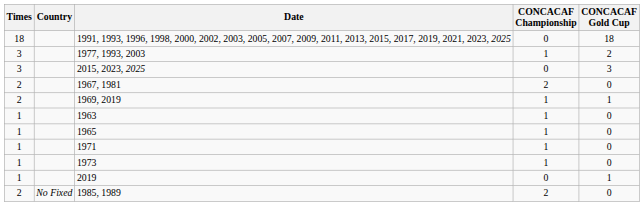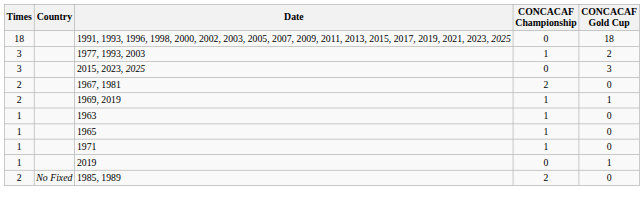- row: (87, 162)
